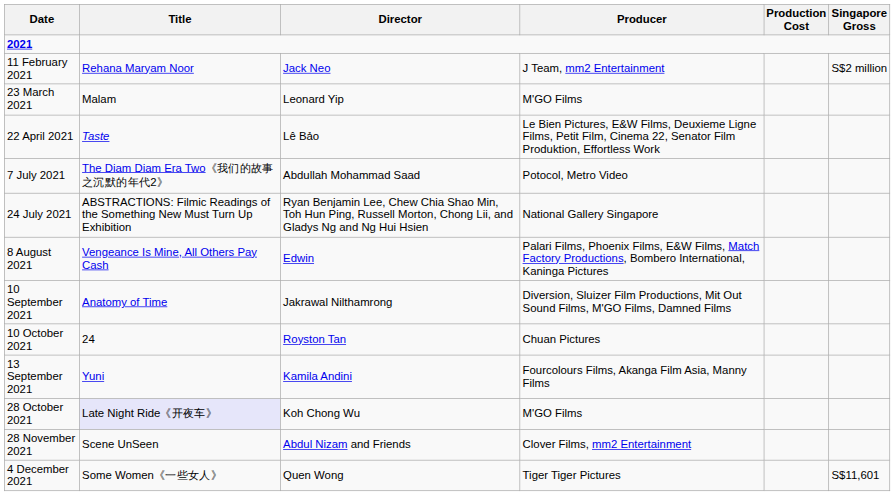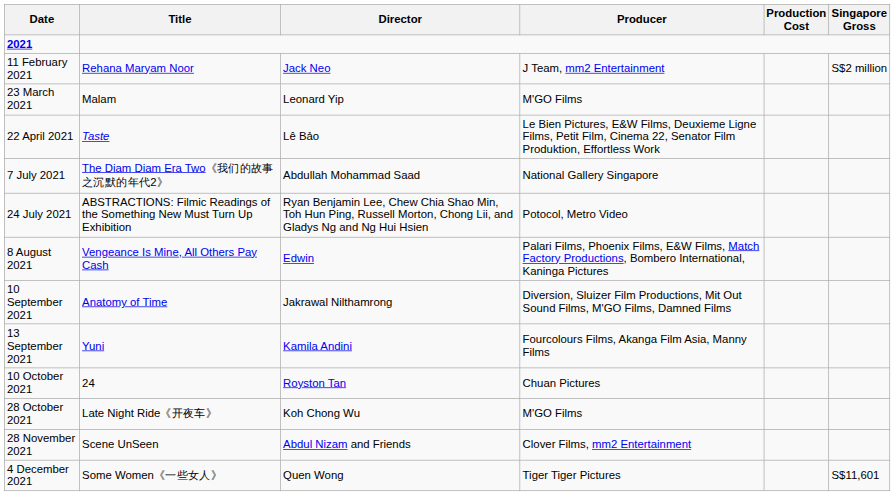(575, 176) Potocol, Metro Video -> (590, 176) National Gallery Singapore
(590, 215) National Gallery Singapore -> (575, 215) Potocol, Metro Video
rows swapped: (35, 376) <-> (35, 339)
(150, 413) lavender background -> (150, 413) no background
